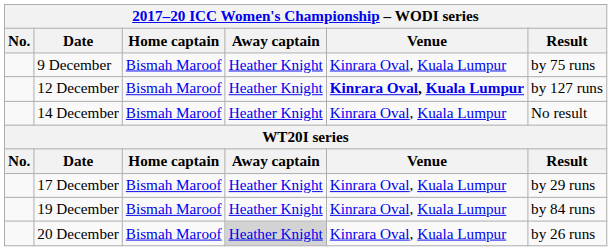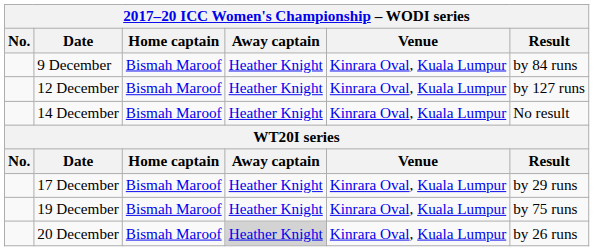(563, 64) by 75 runs -> (545, 64) by 84 runs
(427, 88) bold -> (418, 88) normal
(563, 209) by 84 runs -> (545, 209) by 75 runs
